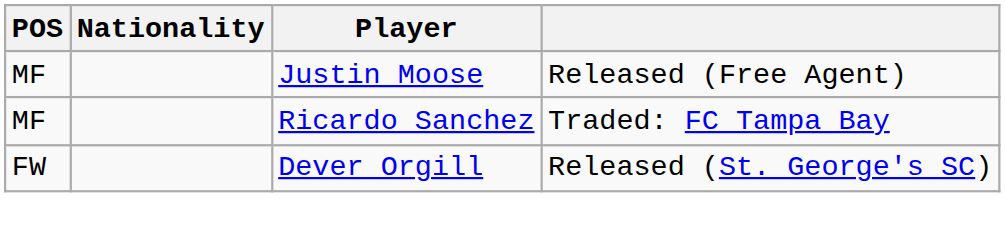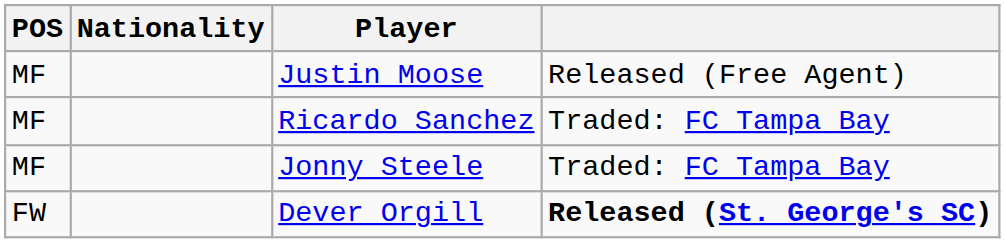+ row: (381, 167)
(770, 167) normal -> (770, 214) bold
